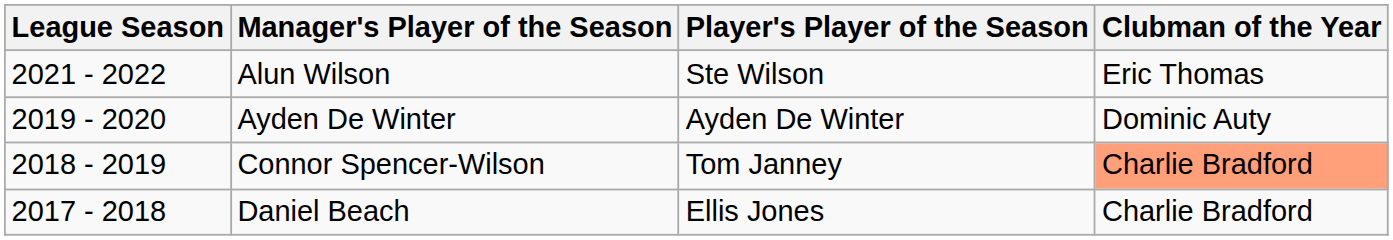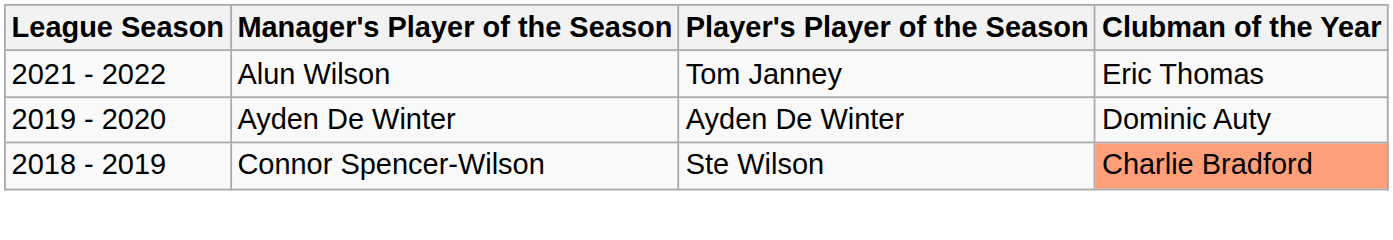(755, 73) Ste Wilson -> (764, 73) Tom Janney
(764, 165) Tom Janney -> (755, 165) Ste Wilson
- row: (324, 211)
